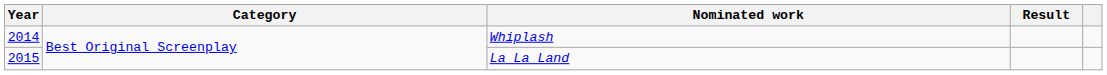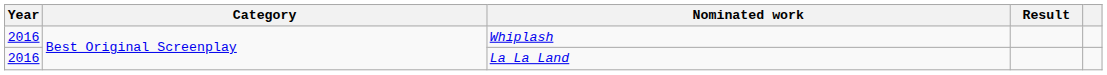(24, 37) 2014 -> (24, 37) 2016
(24, 59) 2015 -> (24, 59) 2016
